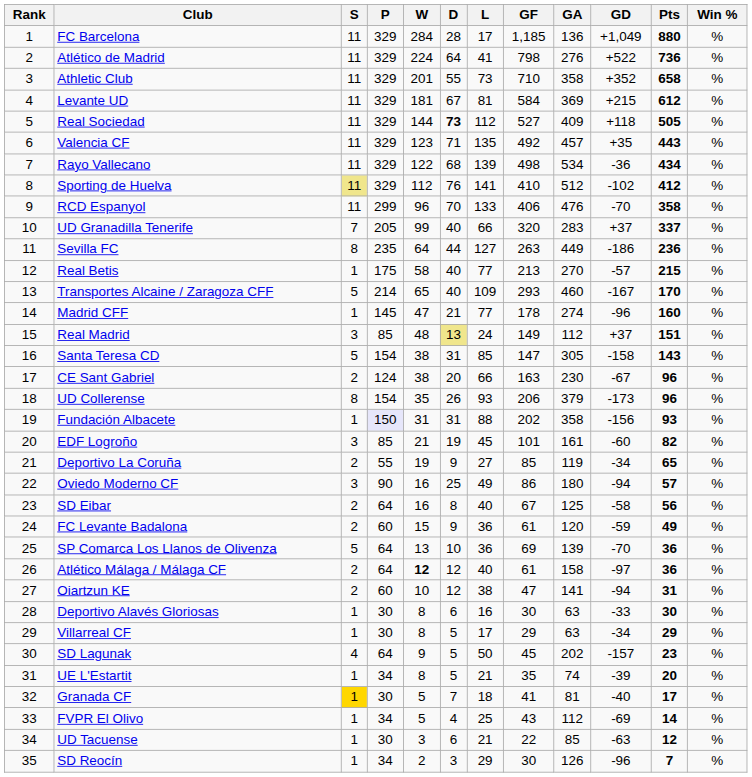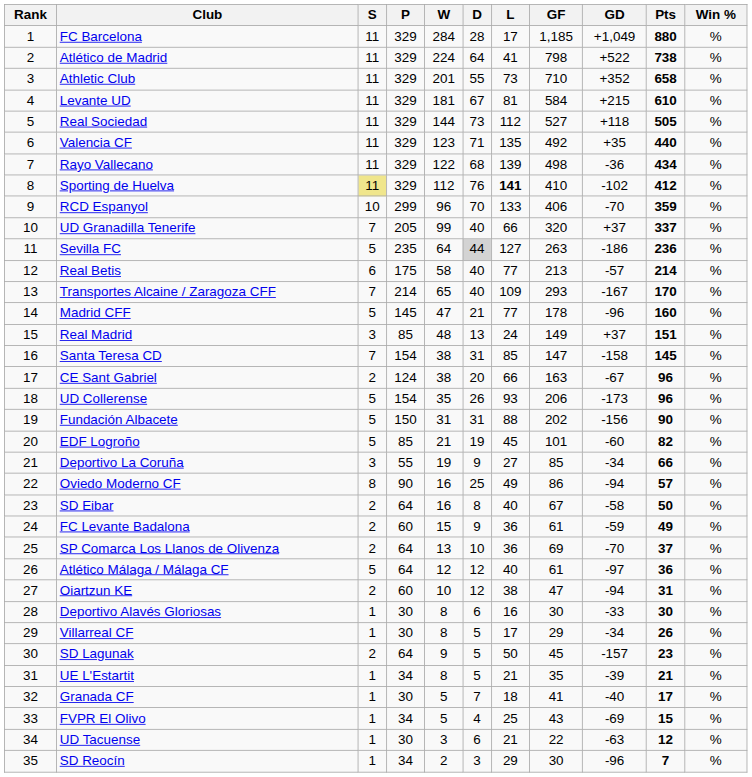- column: (572, 15)
(669, 57) 736 -> (666, 57) 738
(669, 100) 612 -> (666, 100) 610
(453, 121) bold -> (477, 121) normal
(669, 143) 443 -> (666, 143) 440
(485, 185) normal -> (510, 185) bold
(354, 206) 11 -> (372, 206) 10
(669, 206) 358 -> (666, 206) 359
(354, 249) 8 -> (372, 249) 5
(453, 249) no background -> (477, 249) lightgrey background
(354, 270) 1 -> (372, 270) 6
(669, 270) 215 -> (666, 270) 214
(354, 292) 5 -> (372, 292) 7
(354, 313) 1 -> (372, 313) 5
(453, 334) khaki background -> (477, 334) no background
(354, 356) 5 -> (372, 356) 7
(669, 356) 143 -> (666, 356) 145
(354, 398) 8 -> (372, 398) 5
(354, 420) 1 -> (372, 420) 5
(385, 420) lavender background -> (406, 420) no background
(669, 420) 93 -> (666, 420) 90
(354, 441) 3 -> (372, 441) 5
(354, 462) 2 -> (372, 462) 3
(669, 462) 65 -> (666, 462) 66
(354, 484) 3 -> (372, 484) 8
(669, 505) 56 -> (666, 505) 50
(354, 548) 5 -> (372, 548) 2
(669, 548) 36 -> (666, 548) 37
(354, 569) 2 -> (372, 569) 5
(422, 569) bold -> (444, 569) normal
(669, 633) 29 -> (666, 633) 26
(354, 654) 4 -> (372, 654) 2
(669, 675) 20 -> (666, 675) 21
(354, 697) gold background -> (372, 697) no background
(669, 718) 14 -> (666, 718) 15
